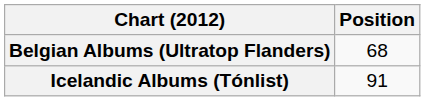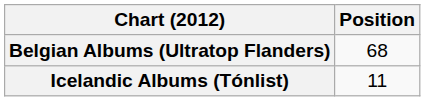(377, 80) 91 -> (377, 80) 11
